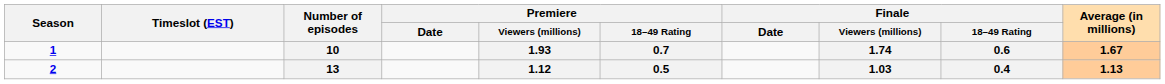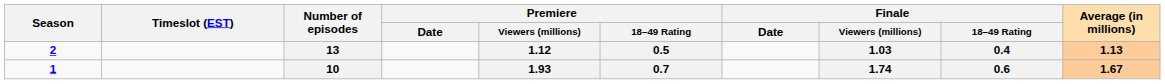rows swapped: (53, 50) <-> (53, 69)
